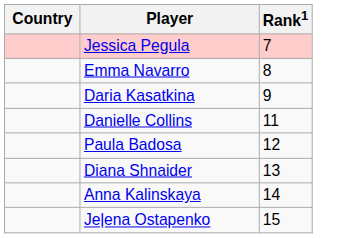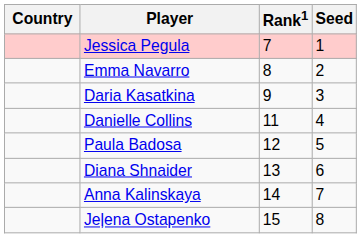+ column: (334, 19)
